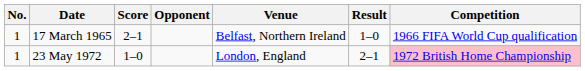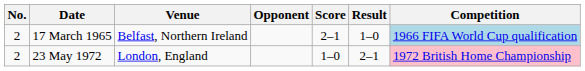columns swapped: (281, 14) <-> (133, 14)
(17, 35) 1 -> (17, 35) 2
(485, 35) no background -> (485, 35) lightblue background
(17, 55) 1 -> (17, 55) 2
